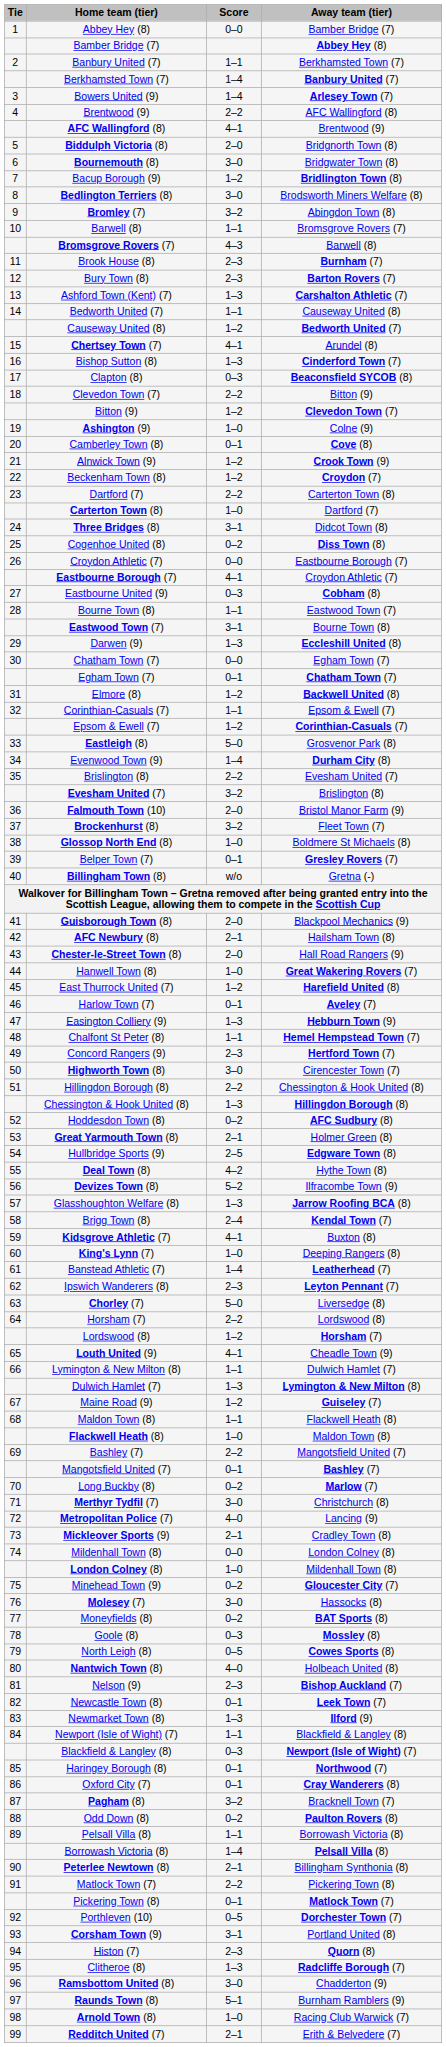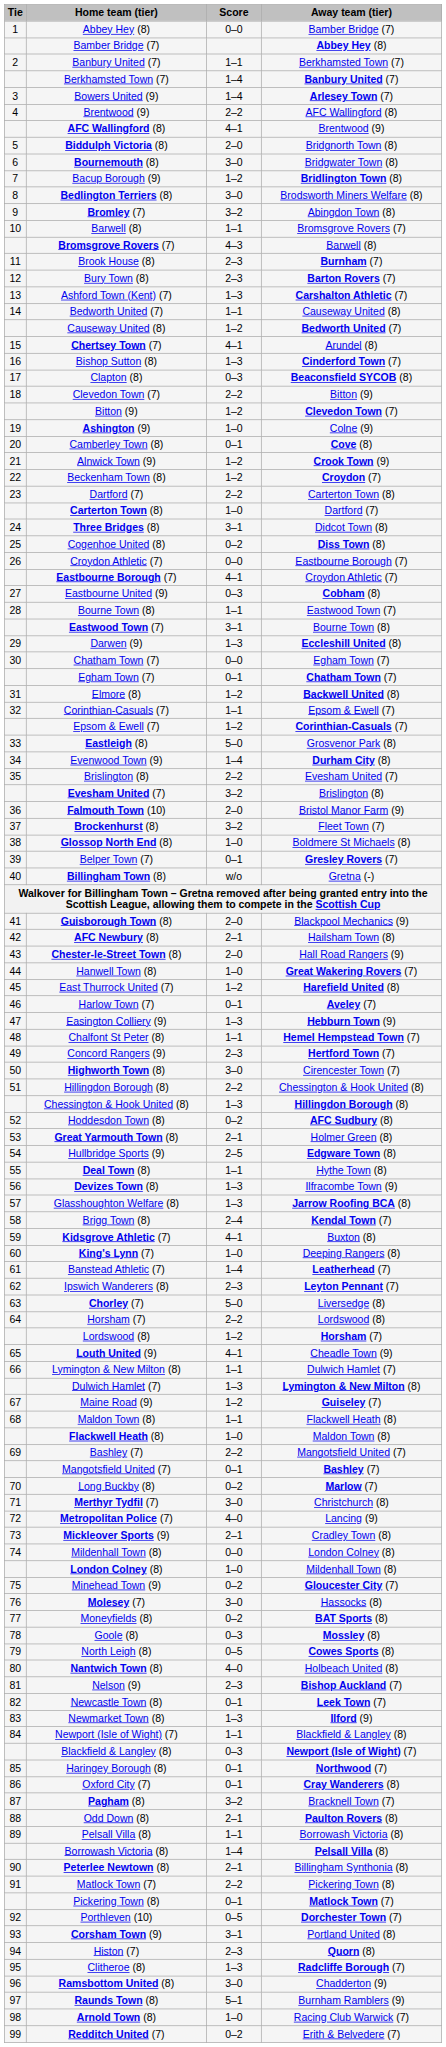(234, 1171) 4–2 -> (234, 1171) 1–1
(234, 1187) 5–2 -> (234, 1187) 1–3
(234, 1818) 0–2 -> (234, 1818) 2–1
(234, 2034) 2–1 -> (234, 2034) 0–2
